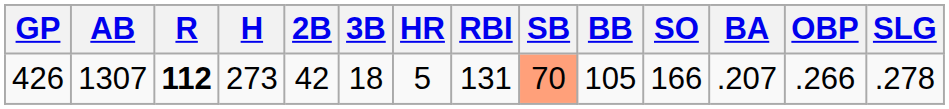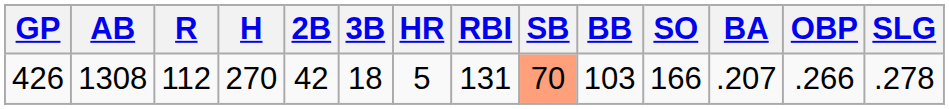(113, 78) 1307 -> (113, 78) 1308
(187, 78) bold -> (186, 78) normal
(252, 78) 273 -> (251, 78) 270
(610, 78) 105 -> (610, 78) 103
